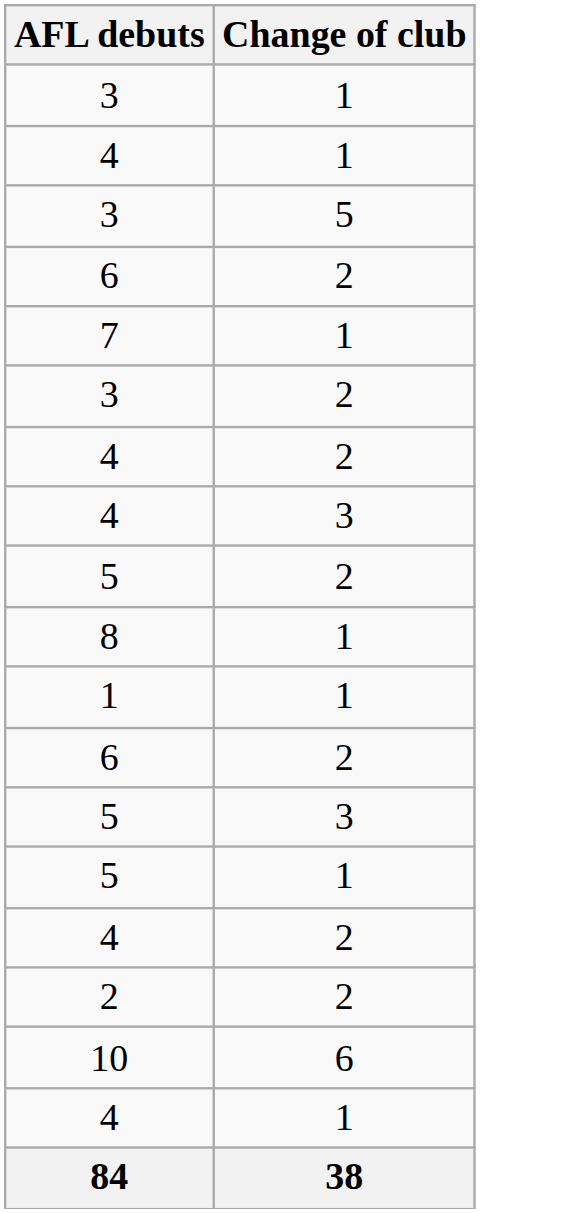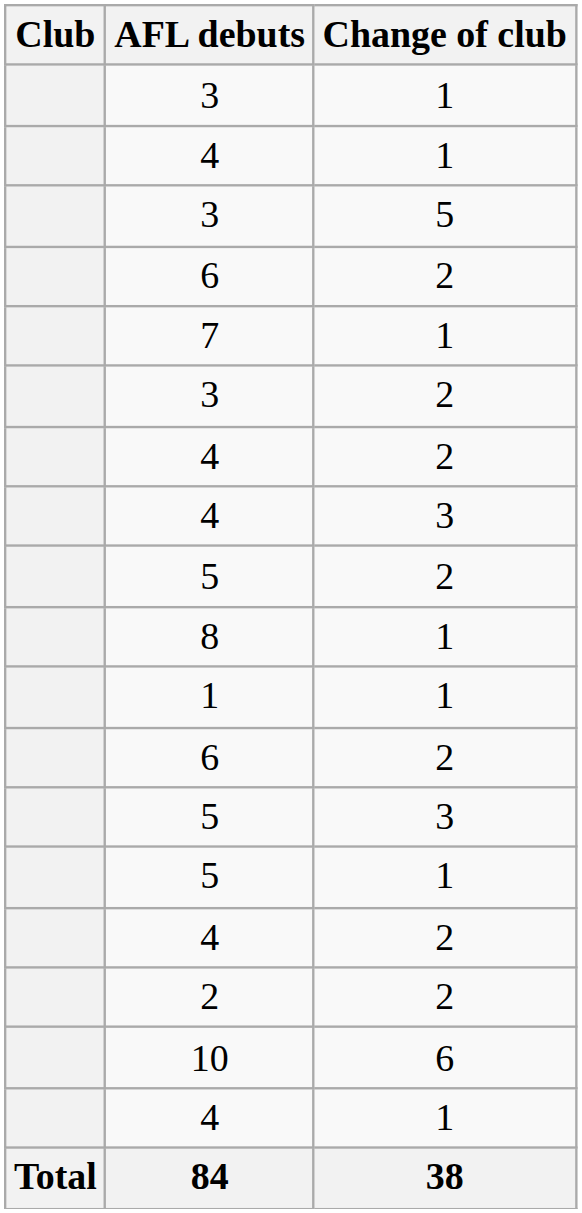+ column: (55, 34)
